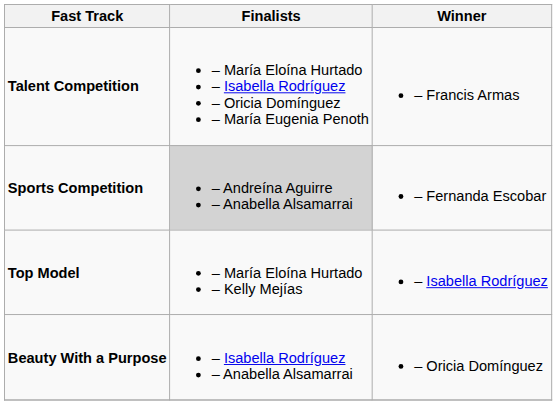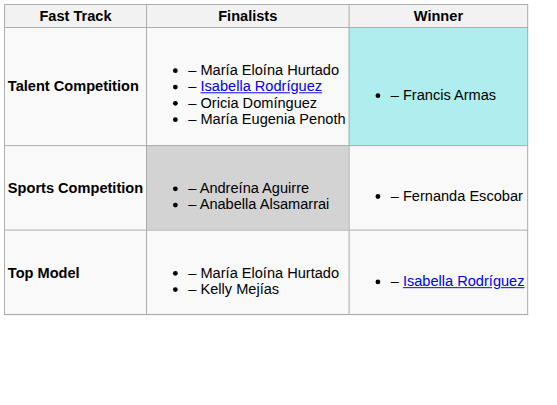(462, 95) no background -> (438, 95) paleturquoise background
- row: (87, 358)
